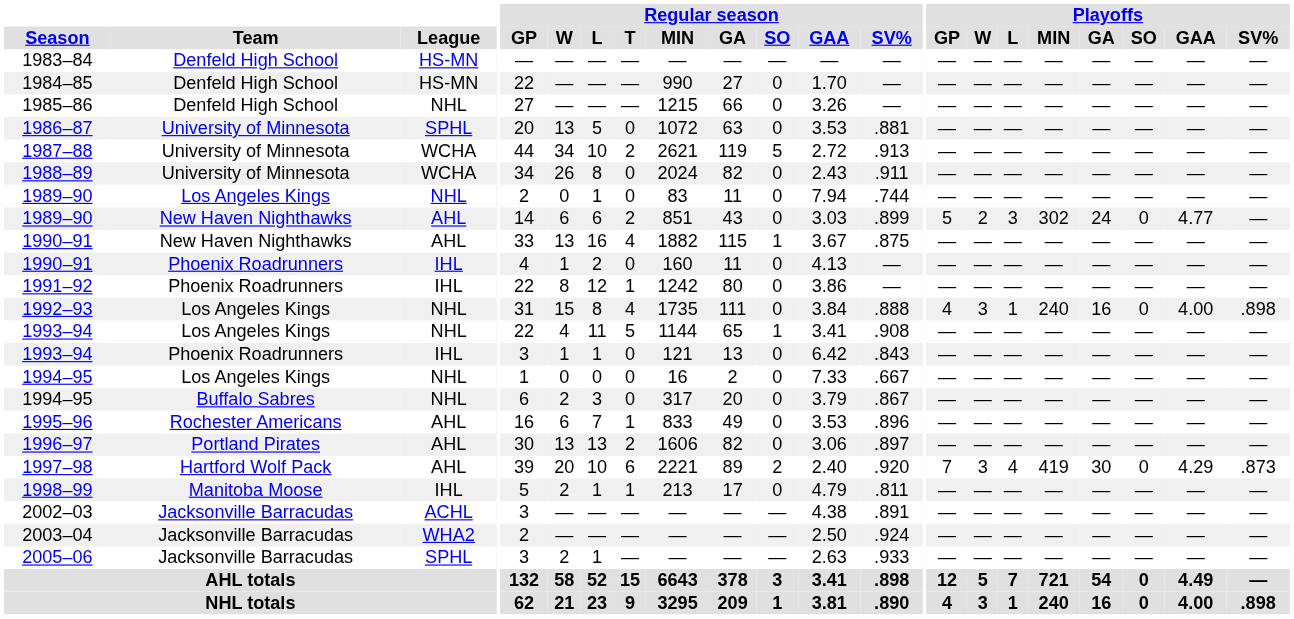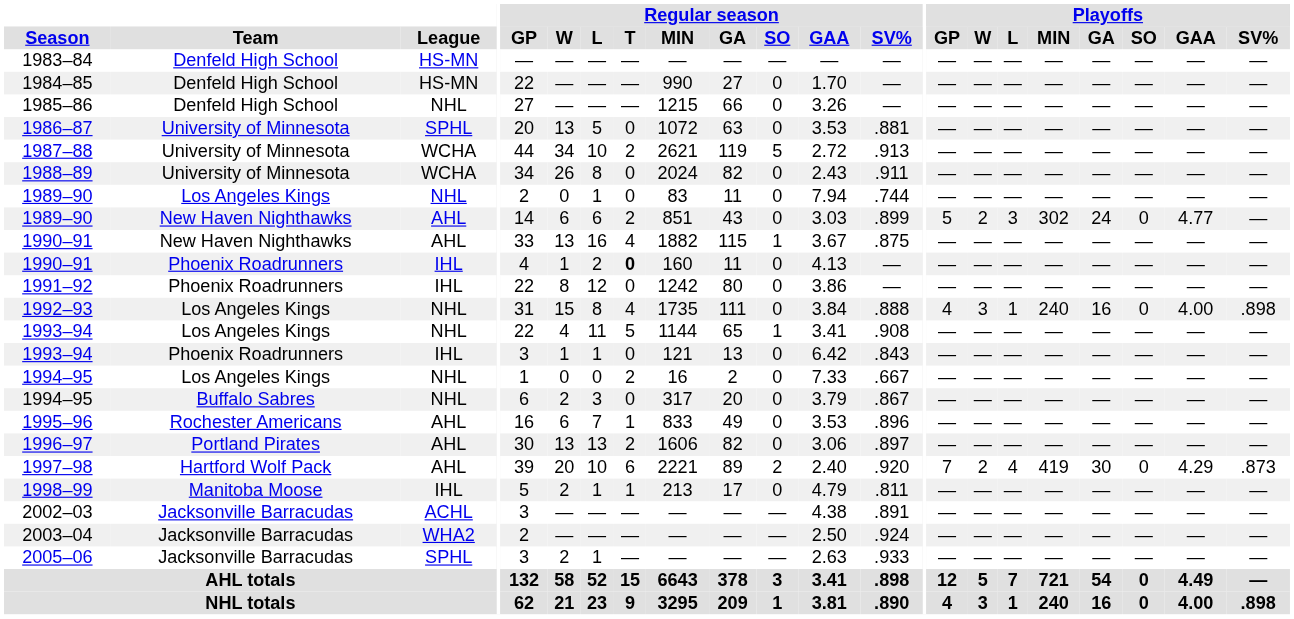(630, 263) normal -> (630, 263) bold
(630, 286) 1 -> (630, 286) 0
(630, 376) 0 -> (630, 376) 2
(983, 467) 3 -> (983, 467) 2
